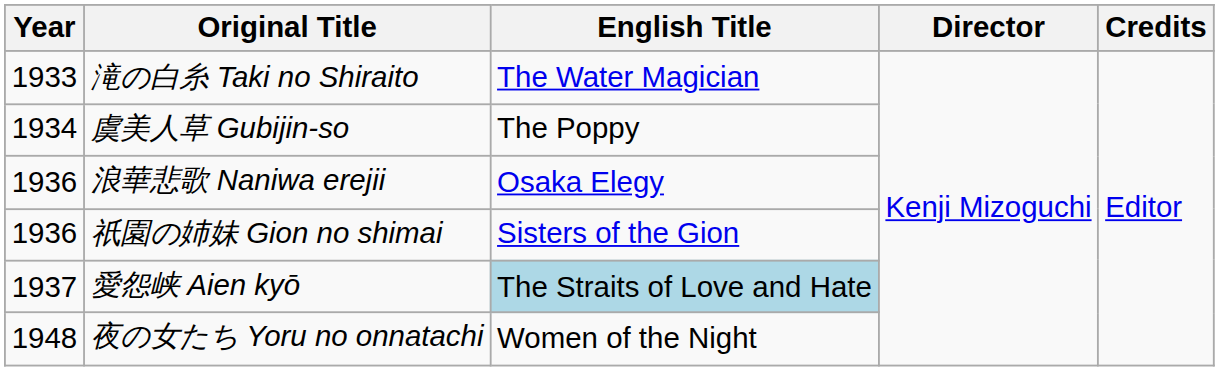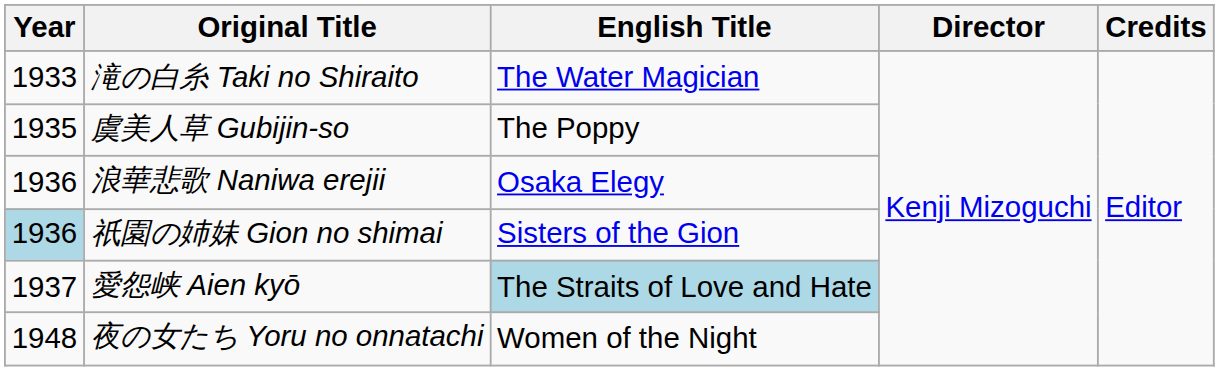(44, 129) 1934 -> (44, 129) 1935
(44, 233) no background -> (44, 233) lightblue background
